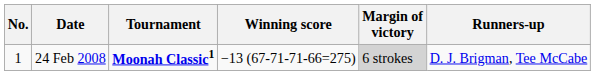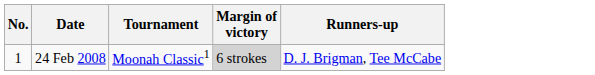- column: (288, 24)
(163, 57) bold -> (161, 57) normal
